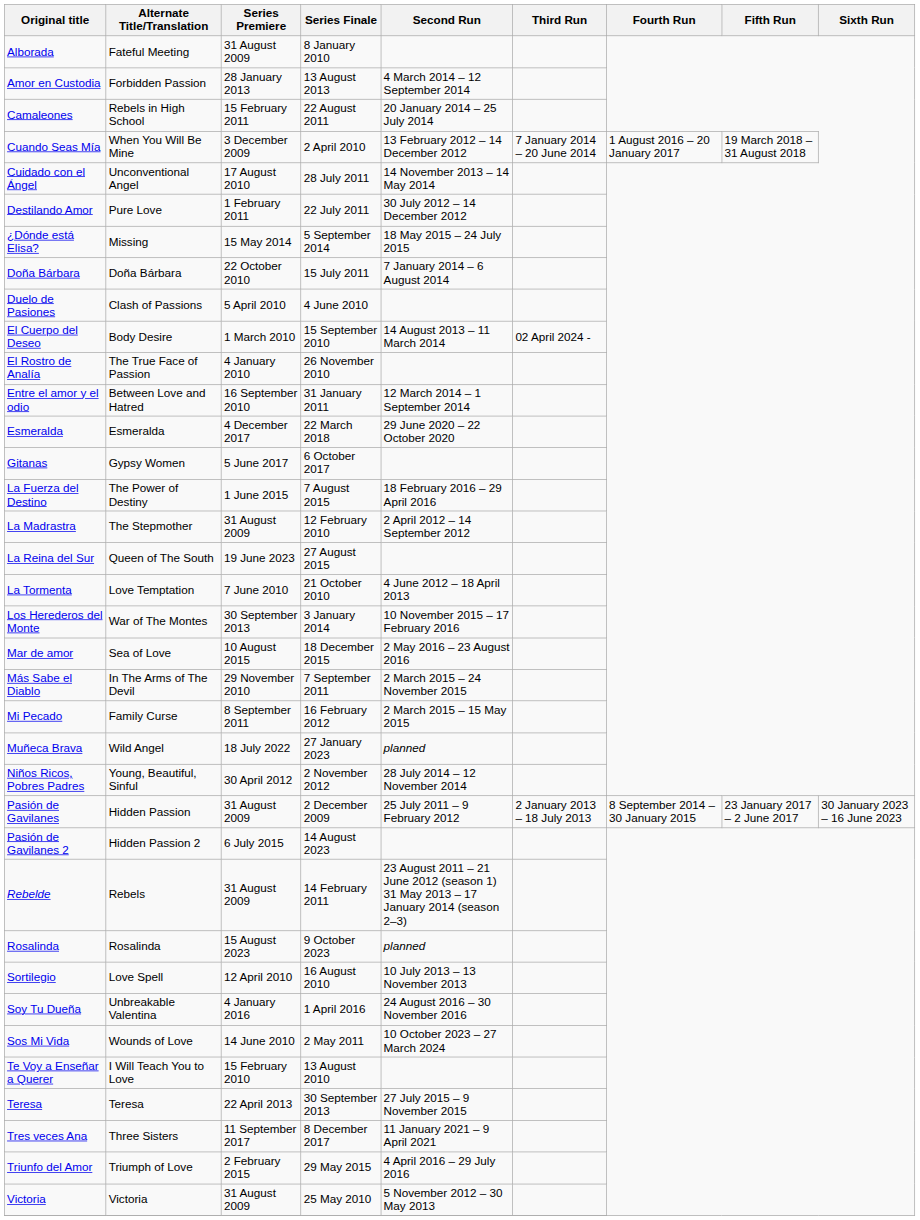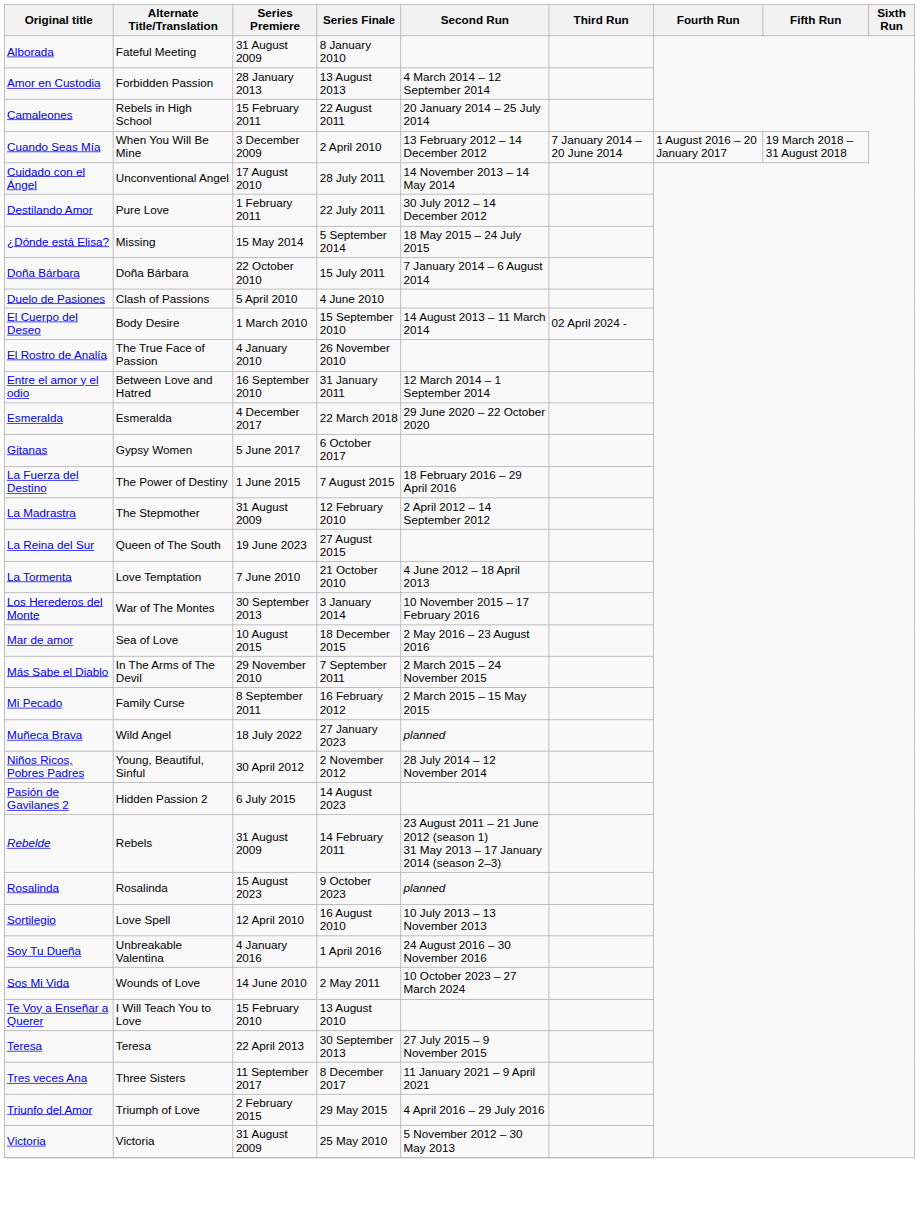- row: (33, 811)
